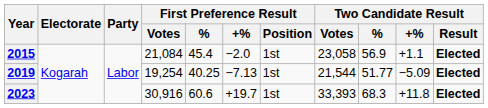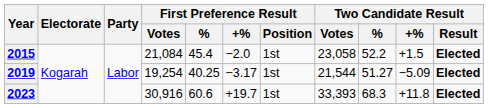(374, 53) 56.9 -> (374, 53) 52.2
(411, 53) +1.1 -> (411, 53) +1.5
(241, 73) −7.13 -> (241, 73) −3.17
(377, 73) 51.77 -> (377, 73) 51.27
